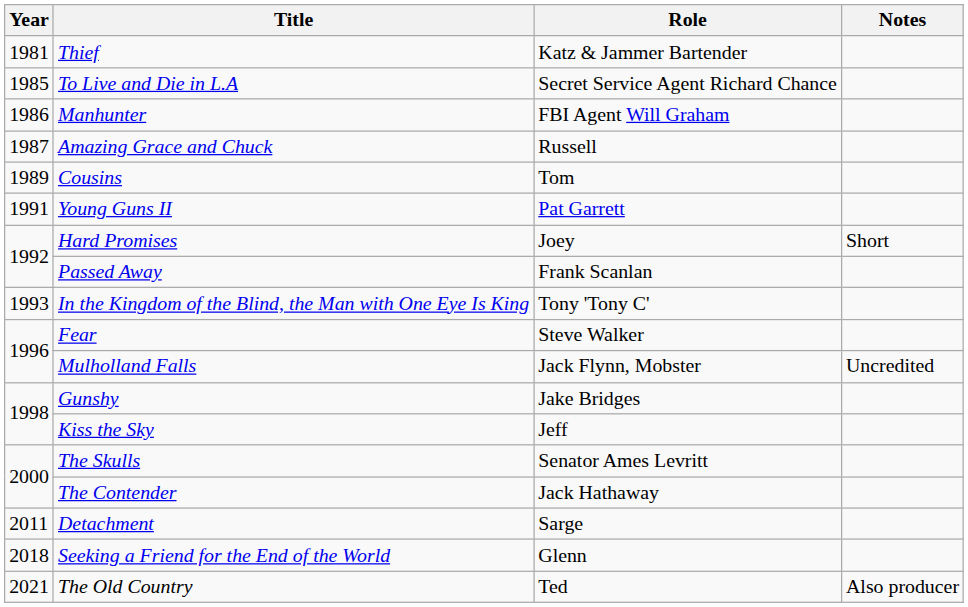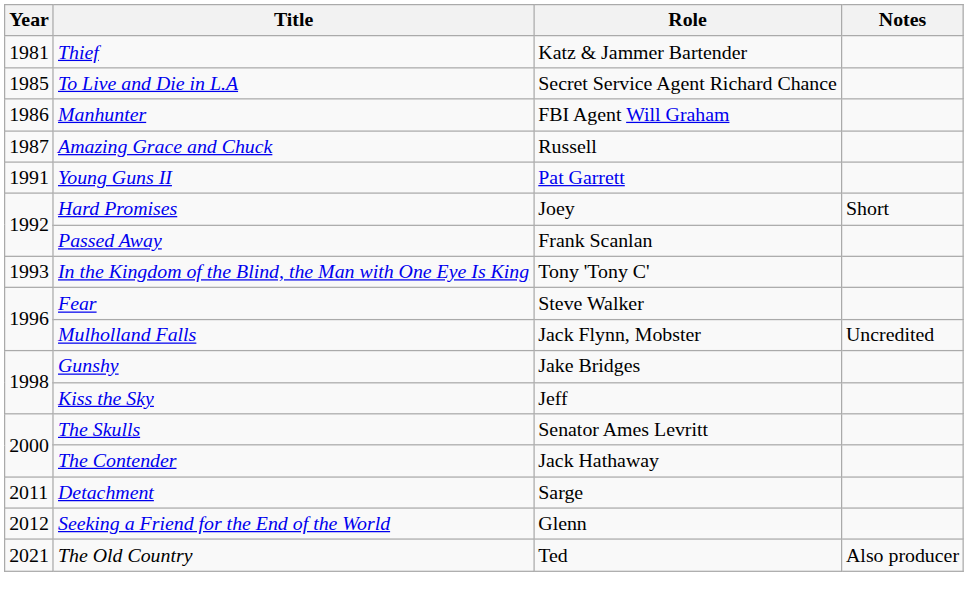- row: (90, 177)
(29, 555) 2018 -> (29, 523) 2012
